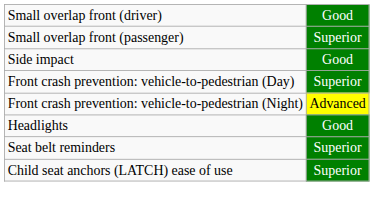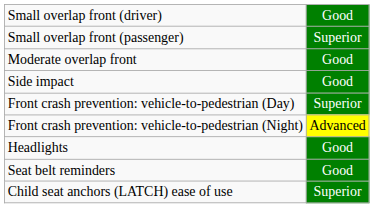+ row: (72, 59)
(338, 147) Superior -> (338, 170) Good
